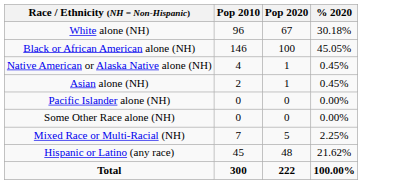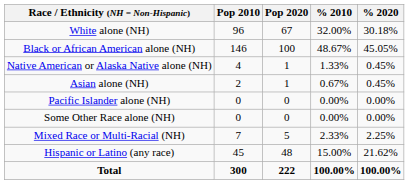+ column: (334, 13)
